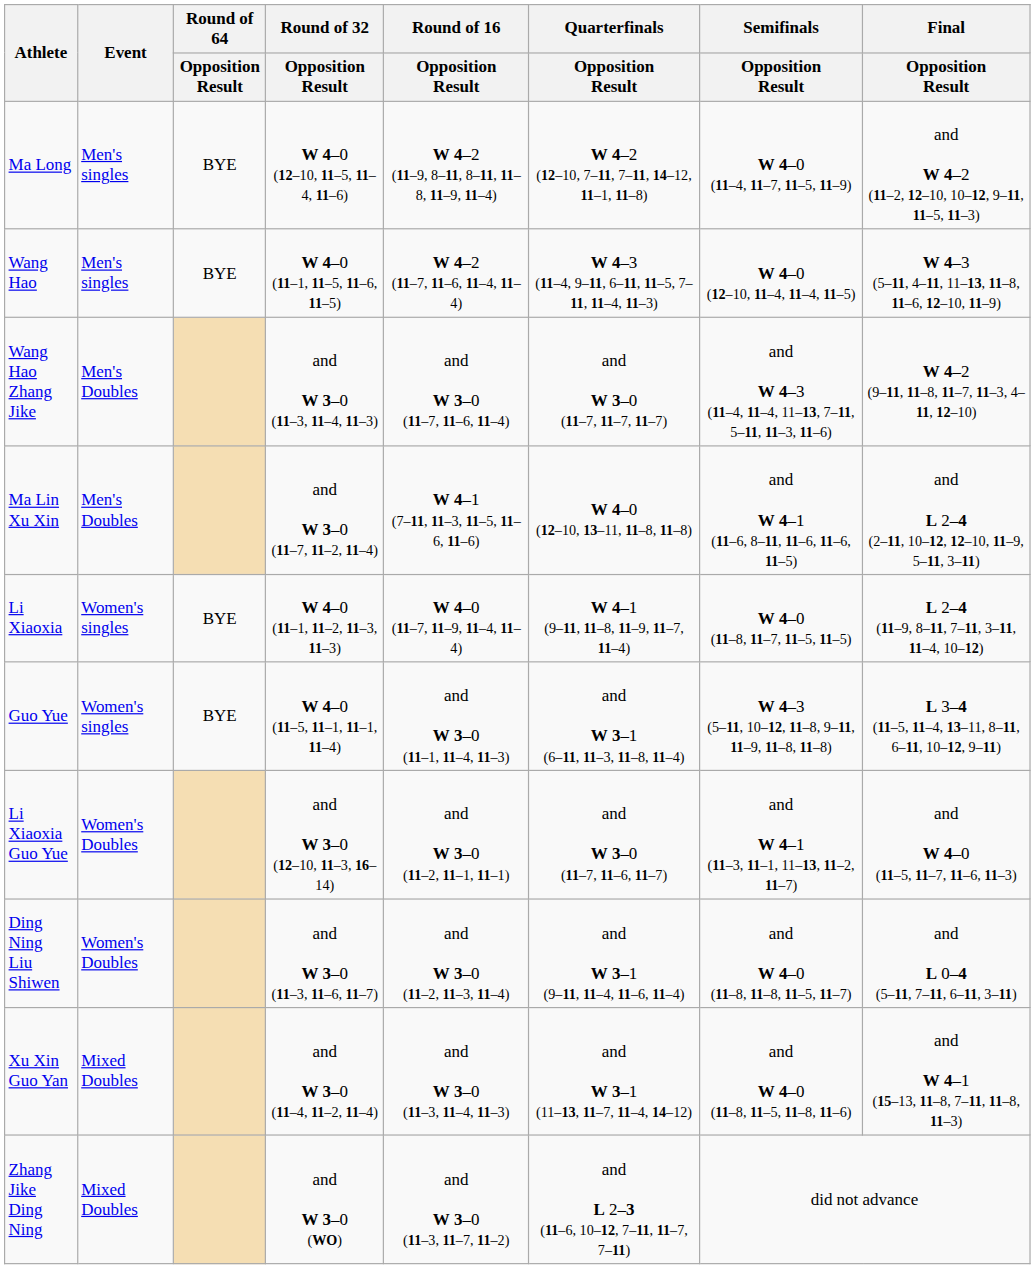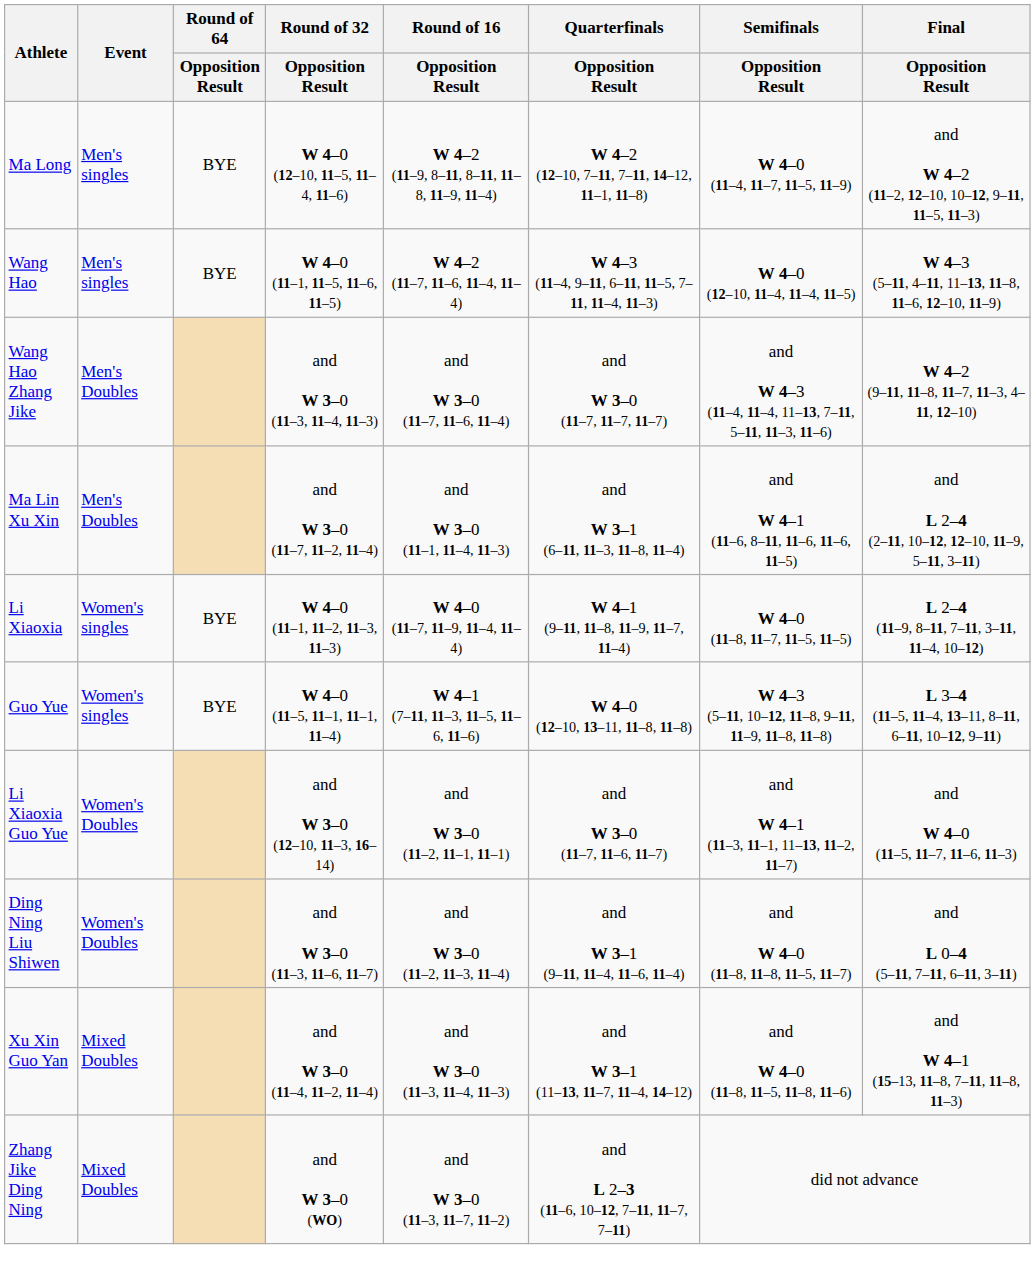(456, 520) W 4–1 (7–11, 11–3, 11–5, 11–6, 11–6) -> (456, 520) and W 3–0 (11–1, 11–4, 11–3)
(614, 520) W 4–0 (12–10, 13–11, 11–8, 11–8) -> (614, 520) and W 3–1 (6–11, 11–3, 11–8, 11–4)
(456, 726) and W 3–0 (11–1, 11–4, 11–3) -> (456, 716) W 4–1 (7–11, 11–3, 11–5, 11–6, 11–6)
(614, 726) and W 3–1 (6–11, 11–3, 11–8, 11–4) -> (614, 716) W 4–0 (12–10, 13–11, 11–8, 11–8)
